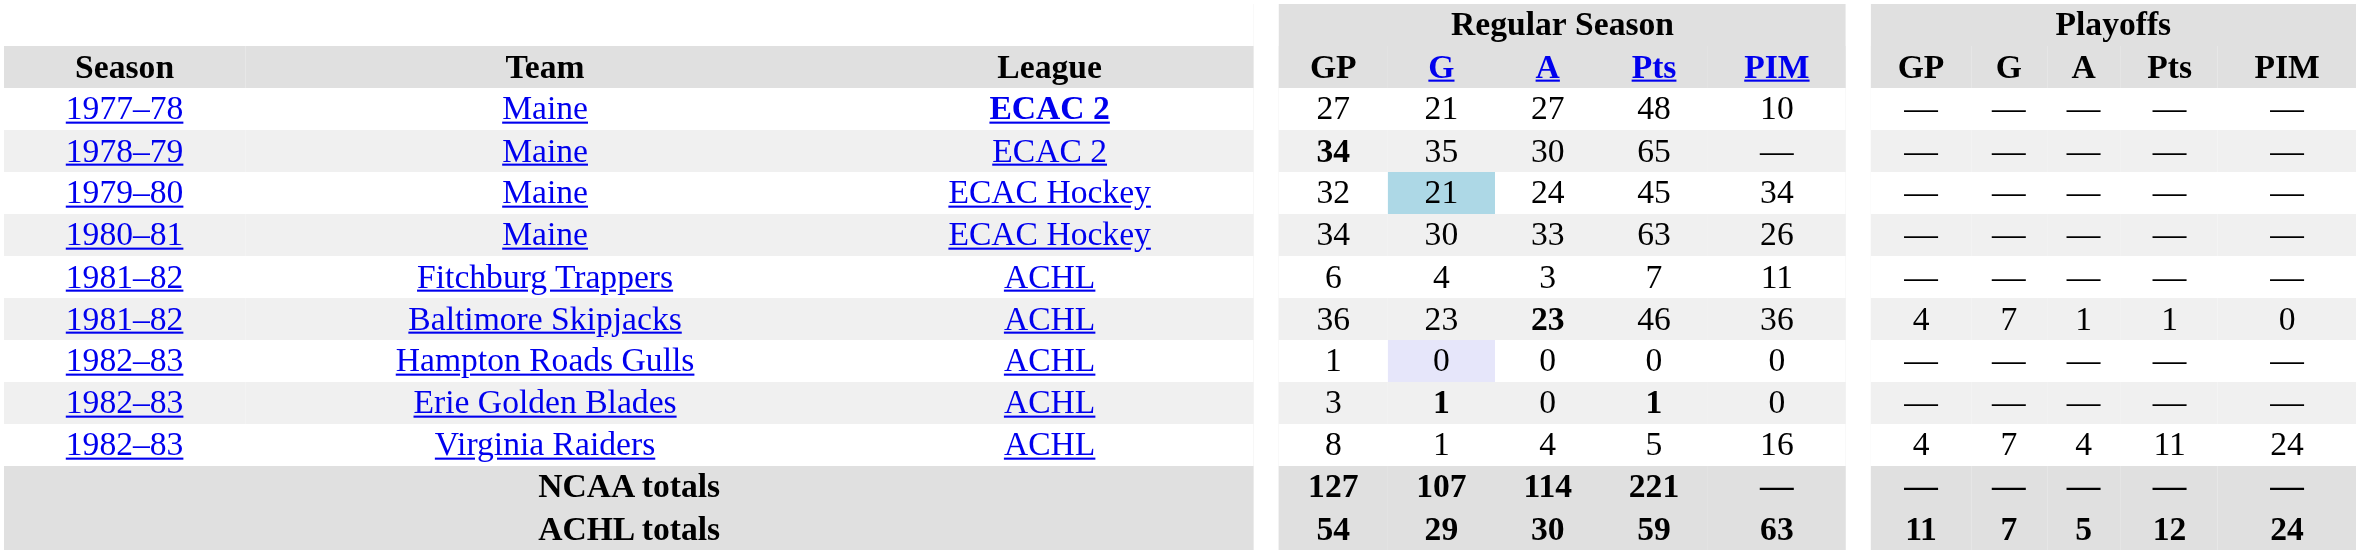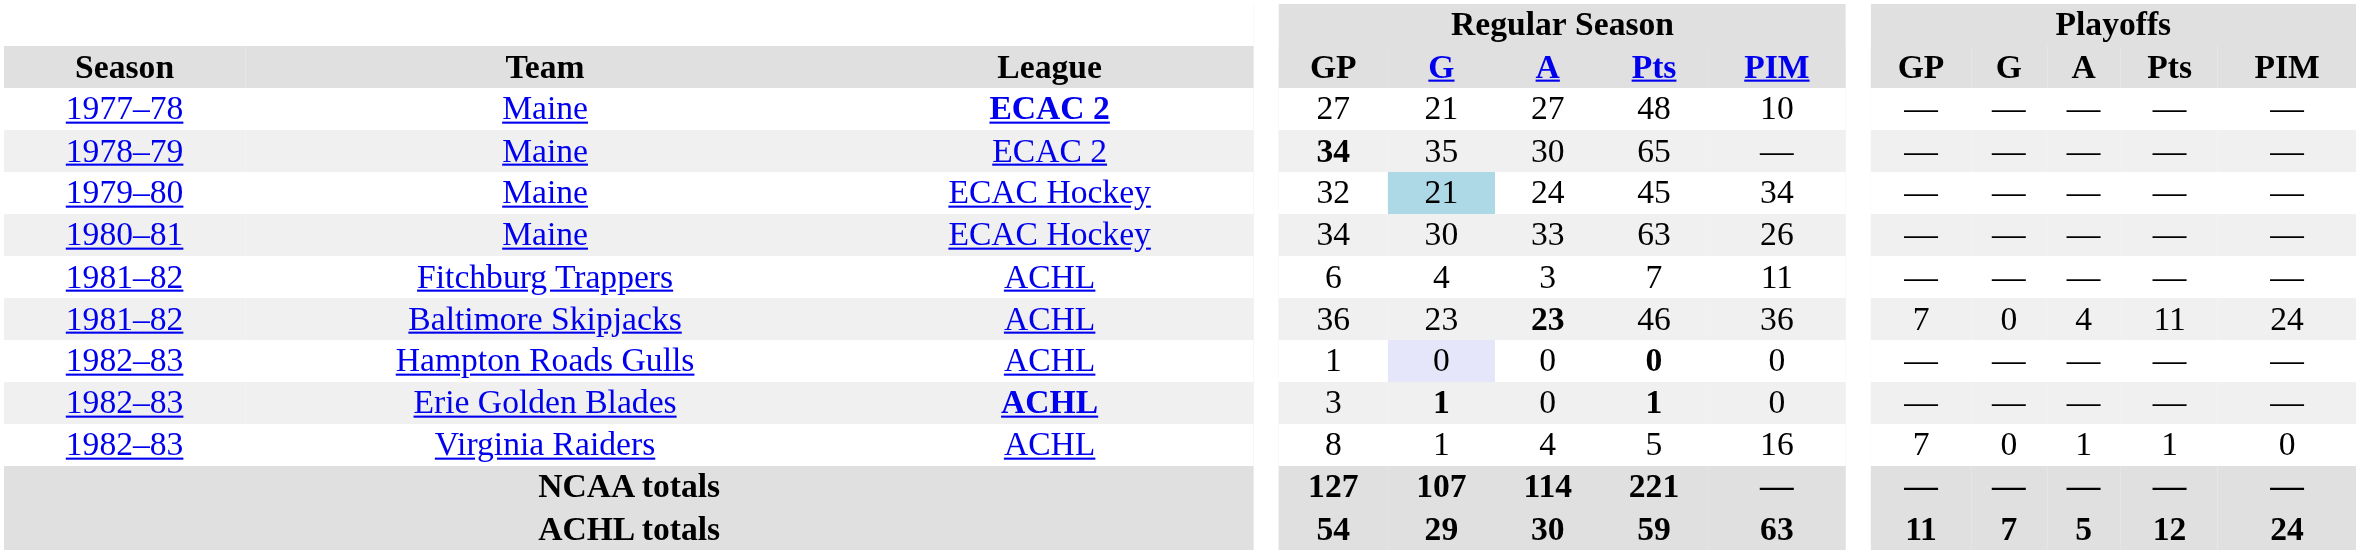(1921, 318) 4 -> (1921, 318) 7
(2009, 318) 7 -> (2009, 318) 0
(2084, 318) 1 -> (2084, 318) 4
(2170, 318) 1 -> (2170, 318) 11
(2287, 318) 0 -> (2287, 318) 24
(1654, 360) normal -> (1654, 360) bold
(1050, 402) normal -> (1050, 402) bold
(1921, 444) 4 -> (1921, 444) 7
(2009, 444) 7 -> (2009, 444) 0
(2084, 444) 4 -> (2084, 444) 1
(2170, 444) 11 -> (2170, 444) 1
(2287, 444) 24 -> (2287, 444) 0
